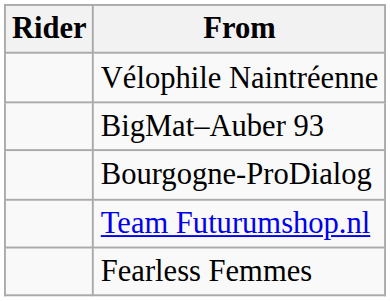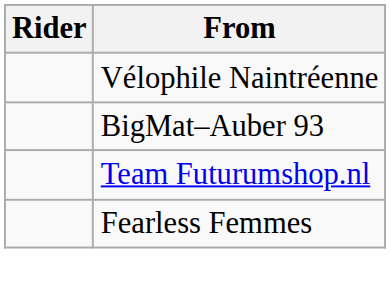- row: (236, 174)
